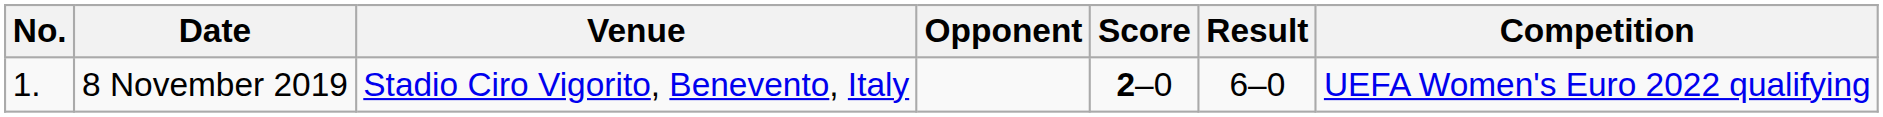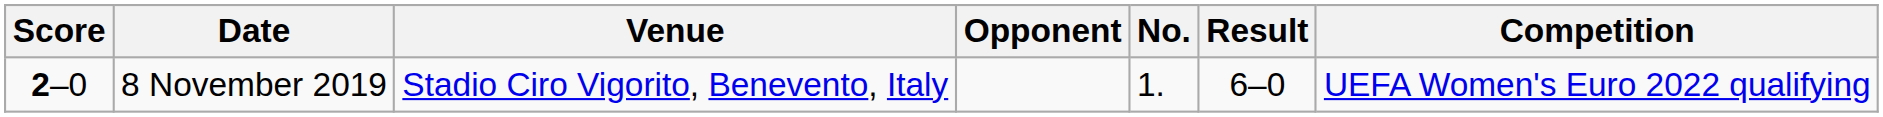columns swapped: (40, 31) <-> (1144, 31)
